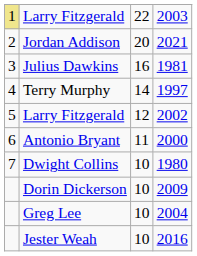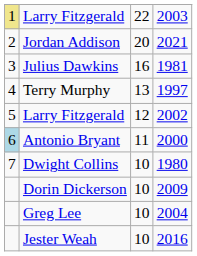(142, 90) 14 -> (142, 90) 13
(12, 139) no background -> (12, 139) lightblue background
